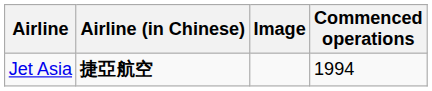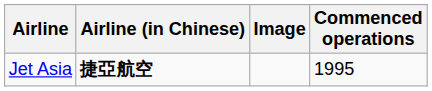(334, 69) 1994 -> (334, 69) 1995
